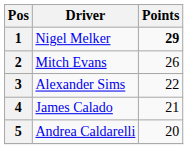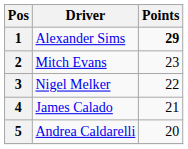(73, 38) Nigel Melker -> (80, 38) Alexander Sims
(172, 61) 26 -> (172, 61) 23
(80, 84) Alexander Sims -> (73, 84) Nigel Melker
